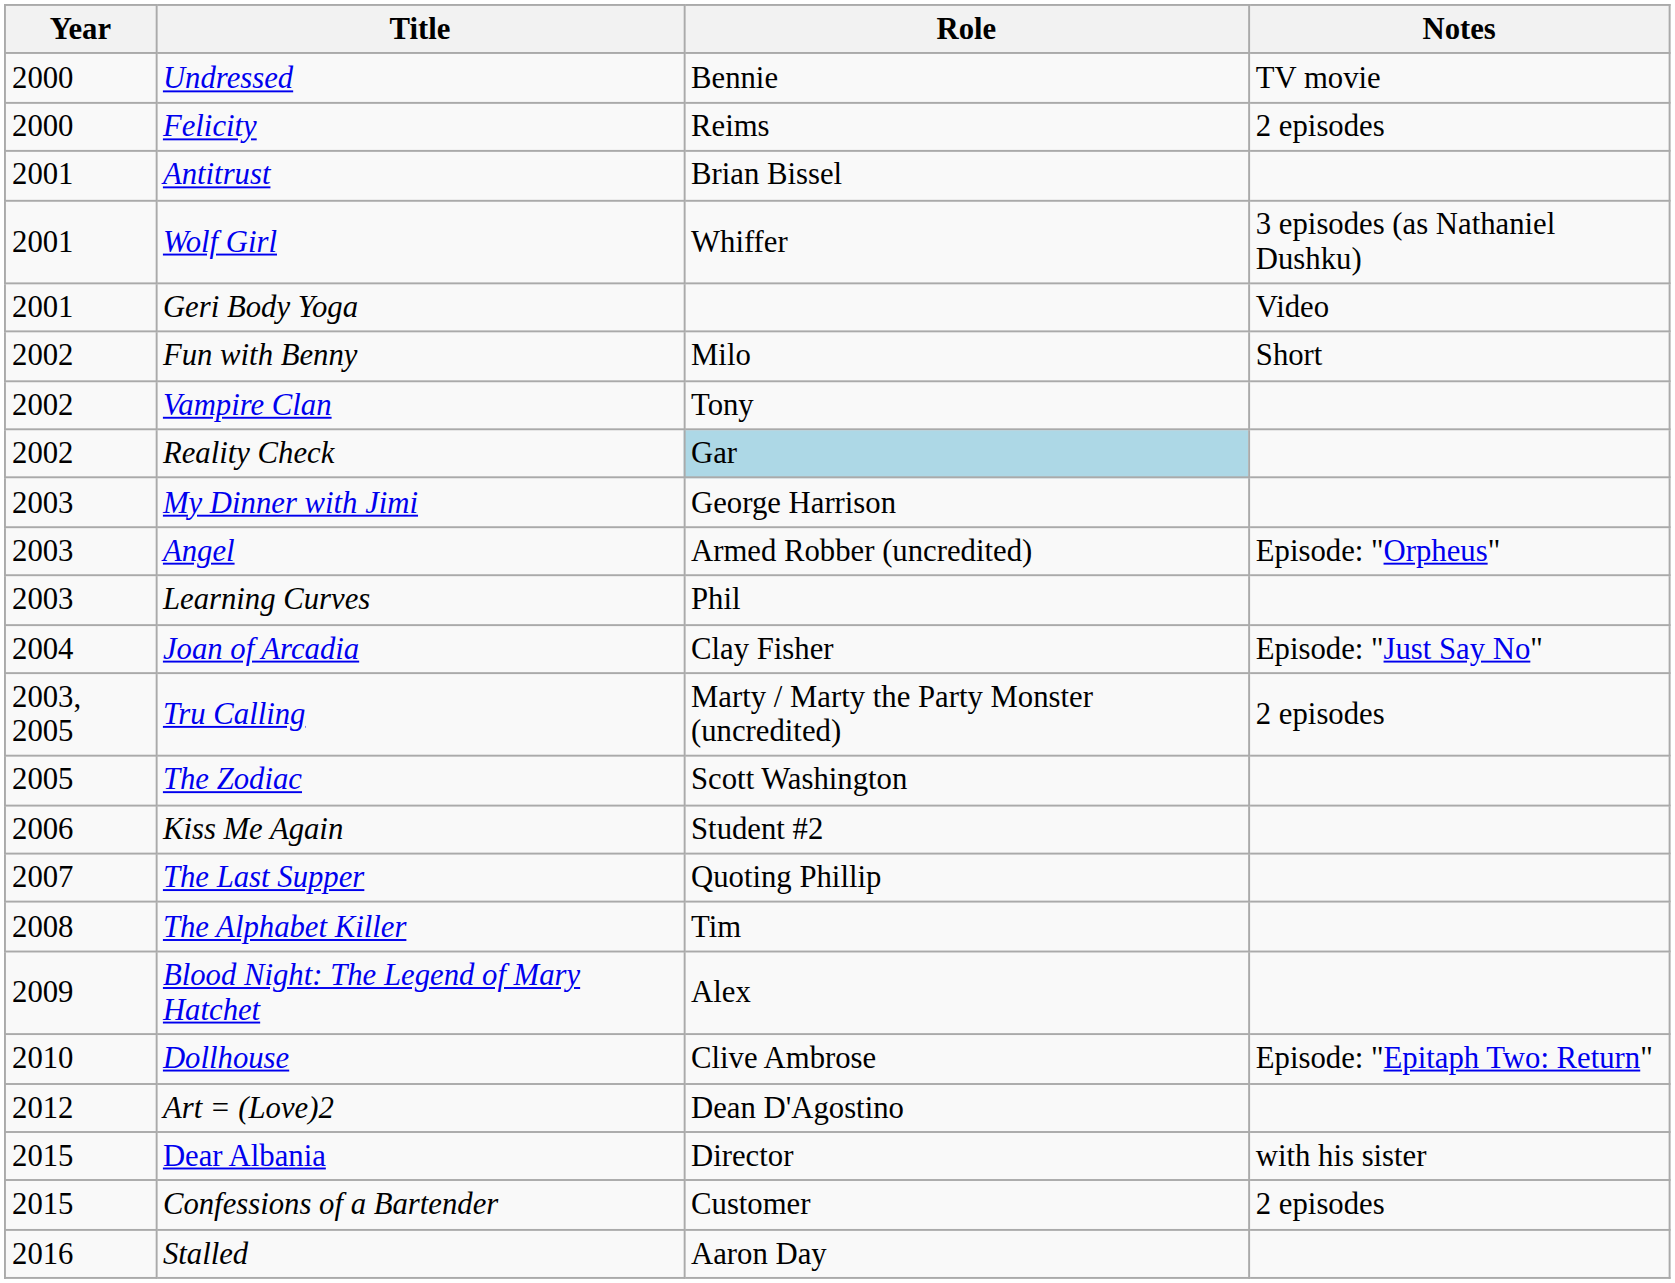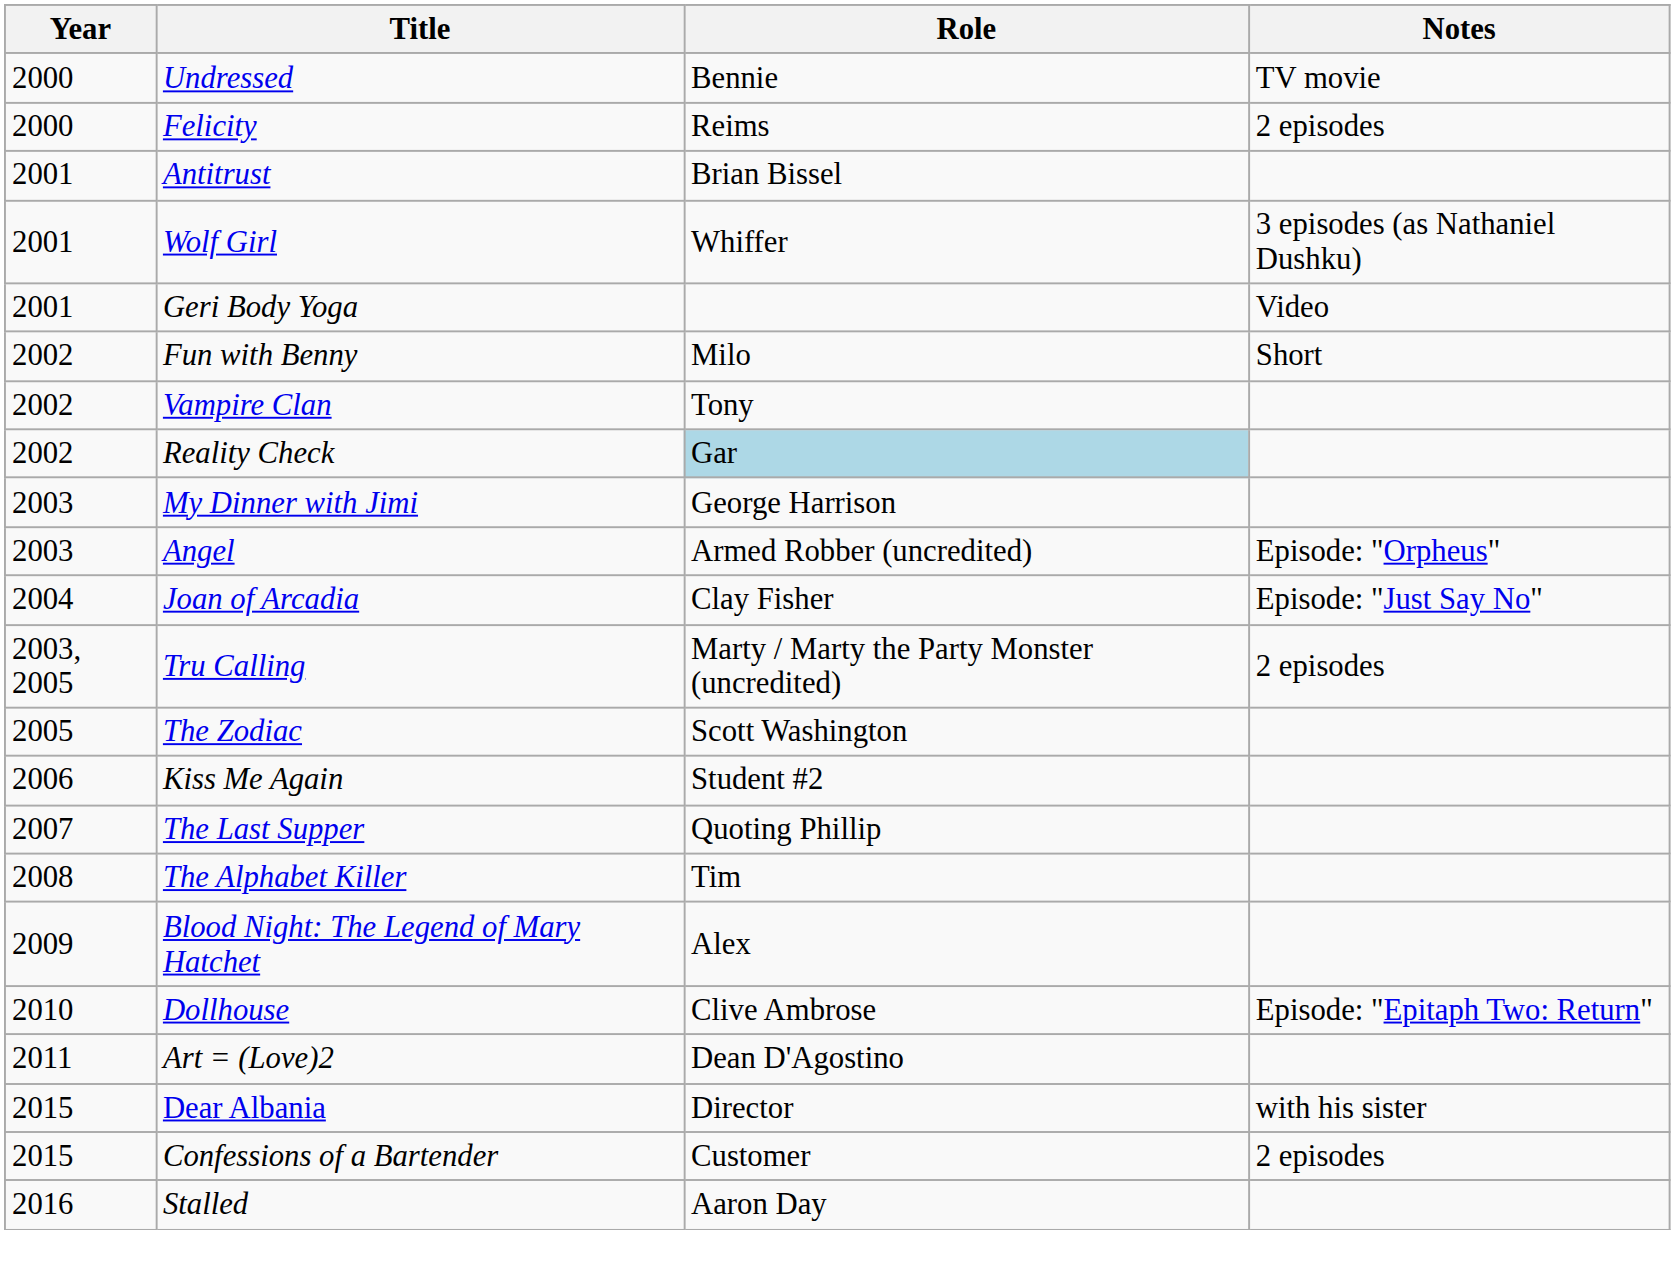- row: (267, 599)
(43, 1106) 2012 -> (42, 1058) 2011
